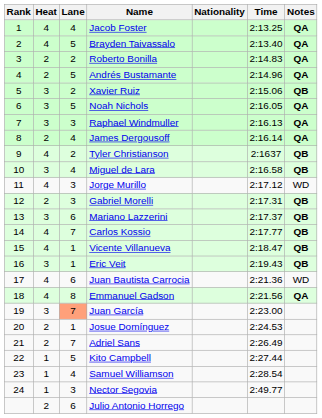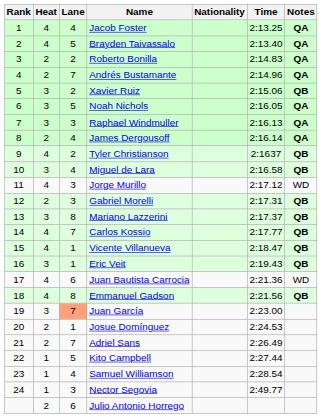(73, 75) 5 -> (73, 75) 7
(73, 216) 6 -> (73, 216) 8
(301, 295) QA -> (301, 295) QB
